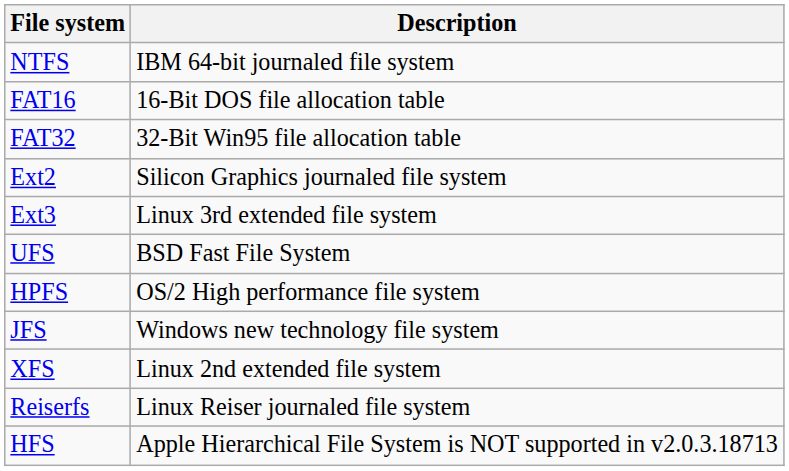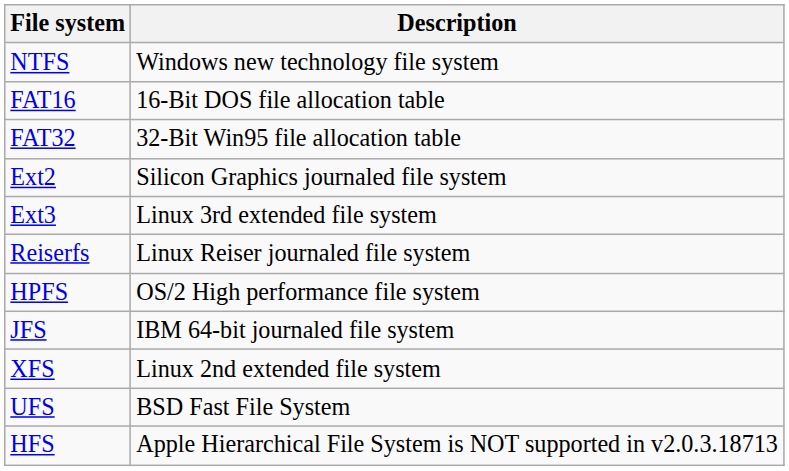(295, 61) IBM 64-bit journaled file system -> (318, 61) Windows new technology file system
rows swapped: (50, 406) <-> (32, 253)
(318, 330) Windows new technology file system -> (295, 330) IBM 64-bit journaled file system
